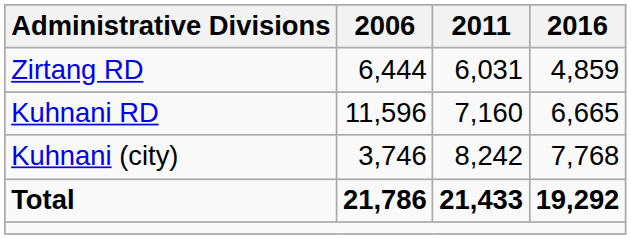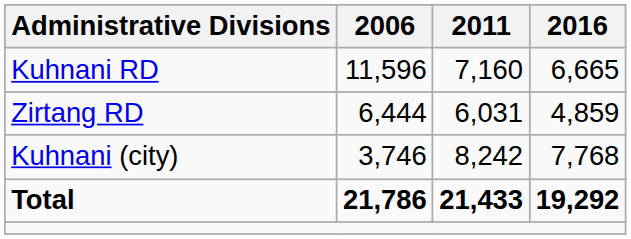rows swapped: (85, 112) <-> (77, 69)
